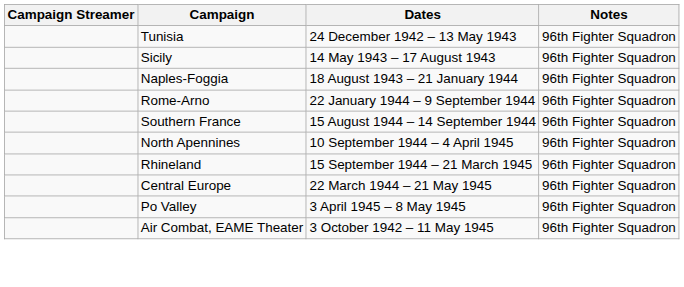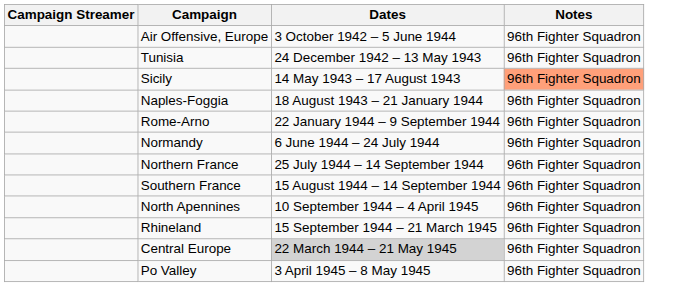+ row: (204, 36)
(609, 57) no background -> (574, 79) lightsalmon background
+ row: (172, 143)
+ row: (190, 164)
(401, 185) no background -> (366, 249) lightgrey background
- row: (222, 228)
